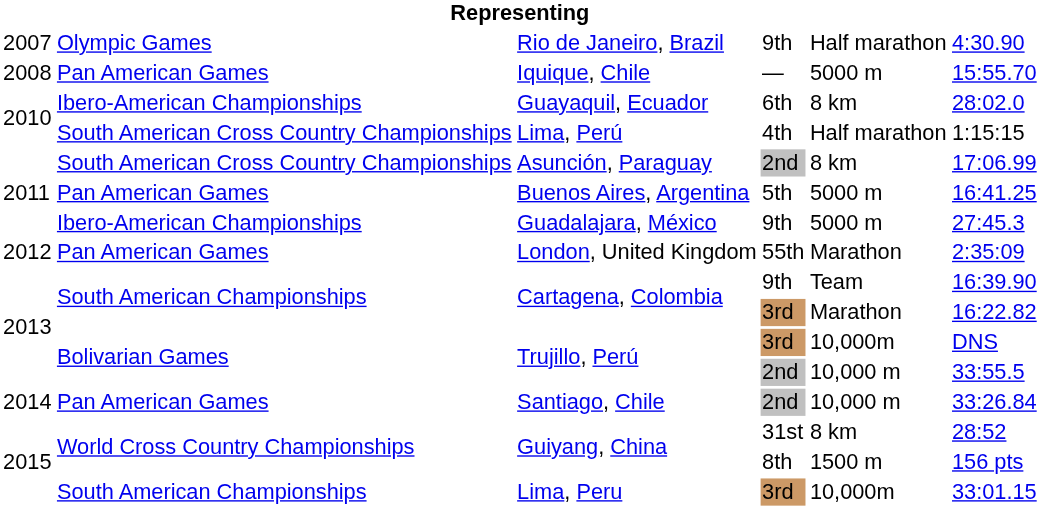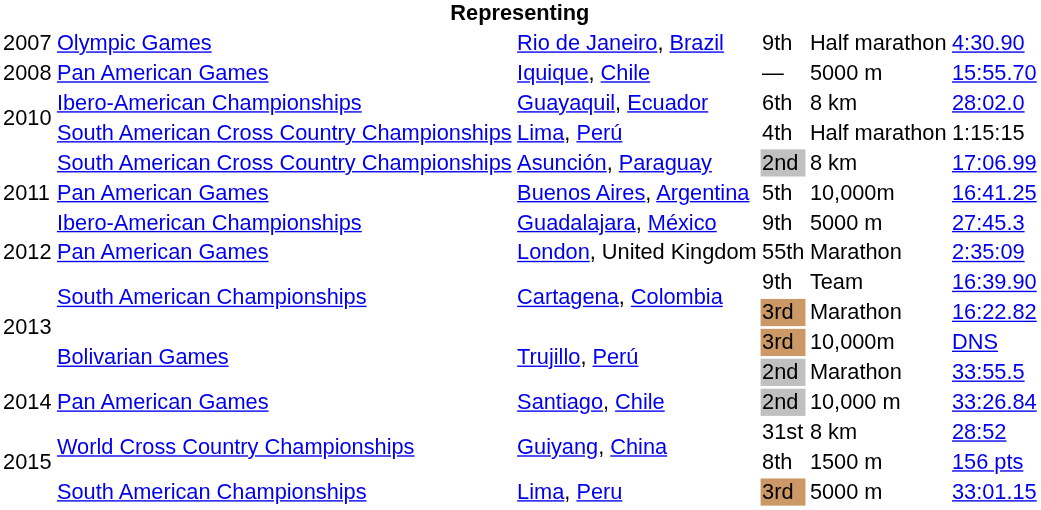(846, 192) 5000 m -> (852, 192) 10,000m
(855, 372) 10,000 m -> (856, 372) Marathon
(852, 491) 10,000m -> (846, 491) 5000 m
